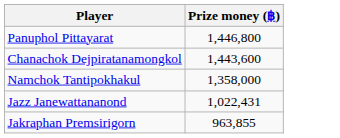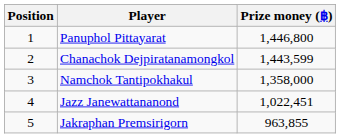+ column: (31, 15)
(234, 58) 1,443,600 -> (287, 58) 1,443,599
(234, 101) 1,022,431 -> (287, 101) 1,022,451
